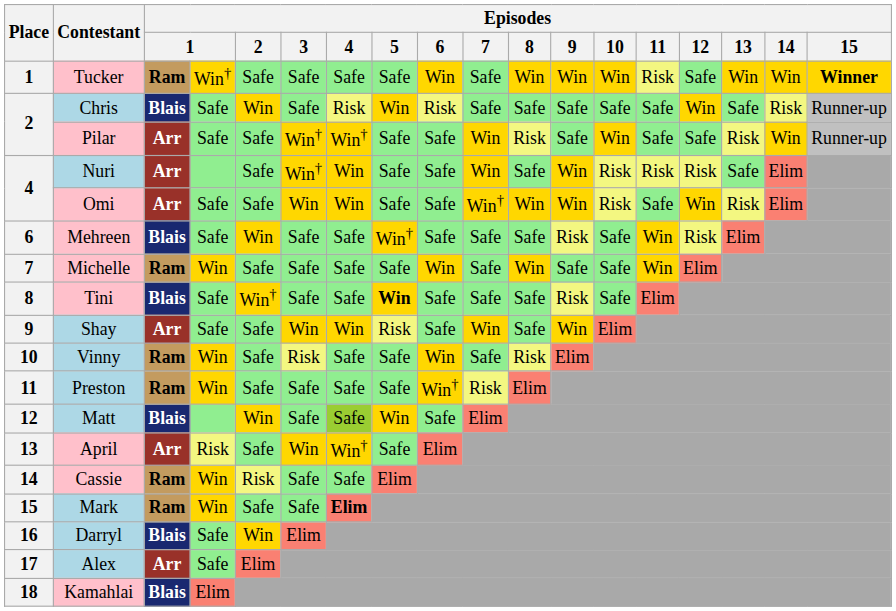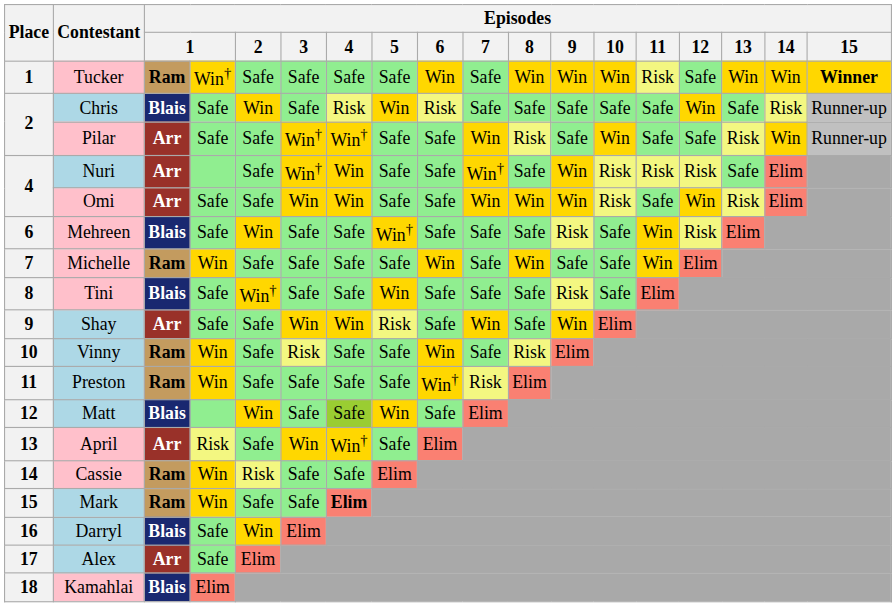(485, 171) Win -> (485, 171) Win†
(485, 204) Win† -> (485, 201) Win
(394, 298) bold -> (394, 293) normal
